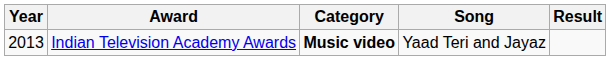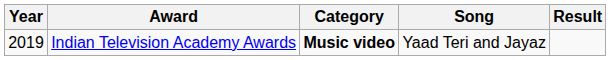(26, 42) 2013 -> (26, 42) 2019
